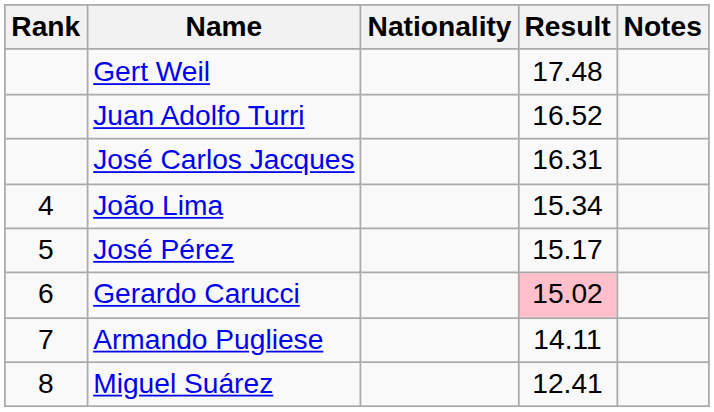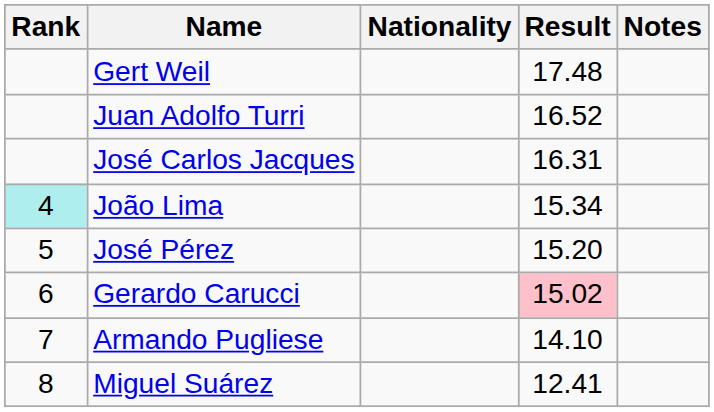(46, 205) no background -> (46, 205) paleturquoise background
(568, 250) 15.17 -> (568, 250) 15.20
(568, 339) 14.11 -> (568, 339) 14.10
